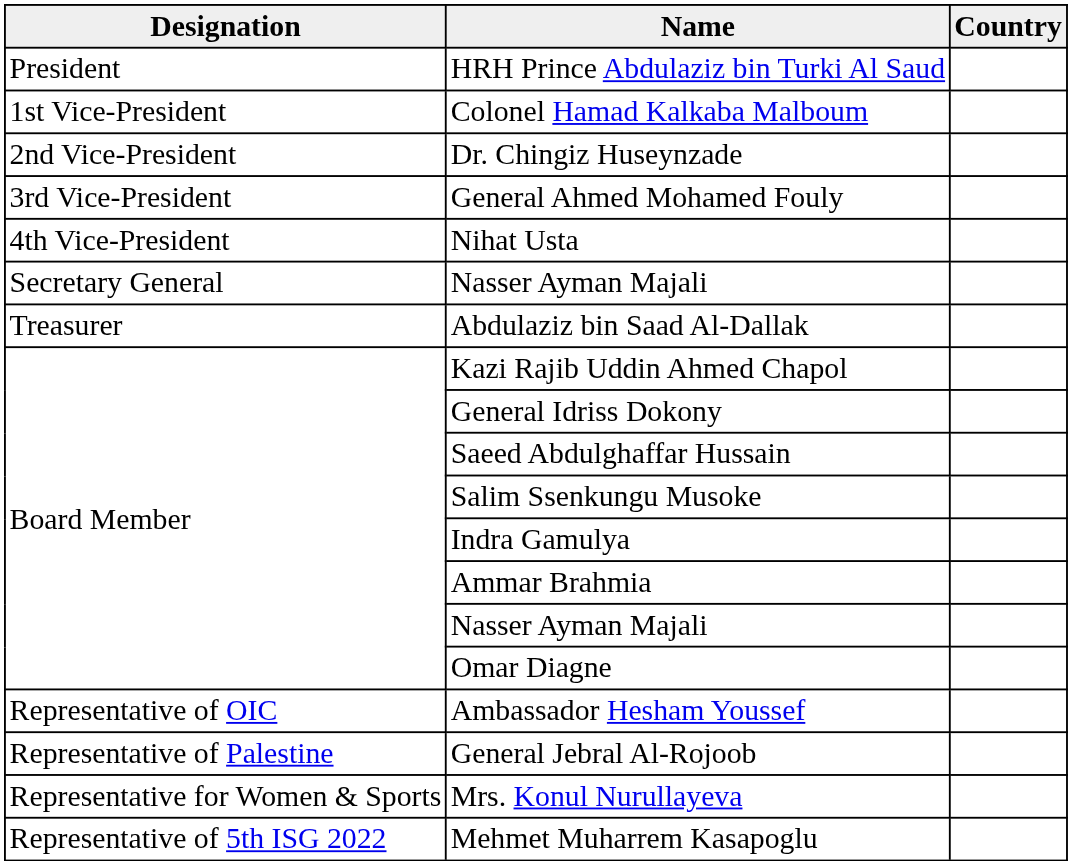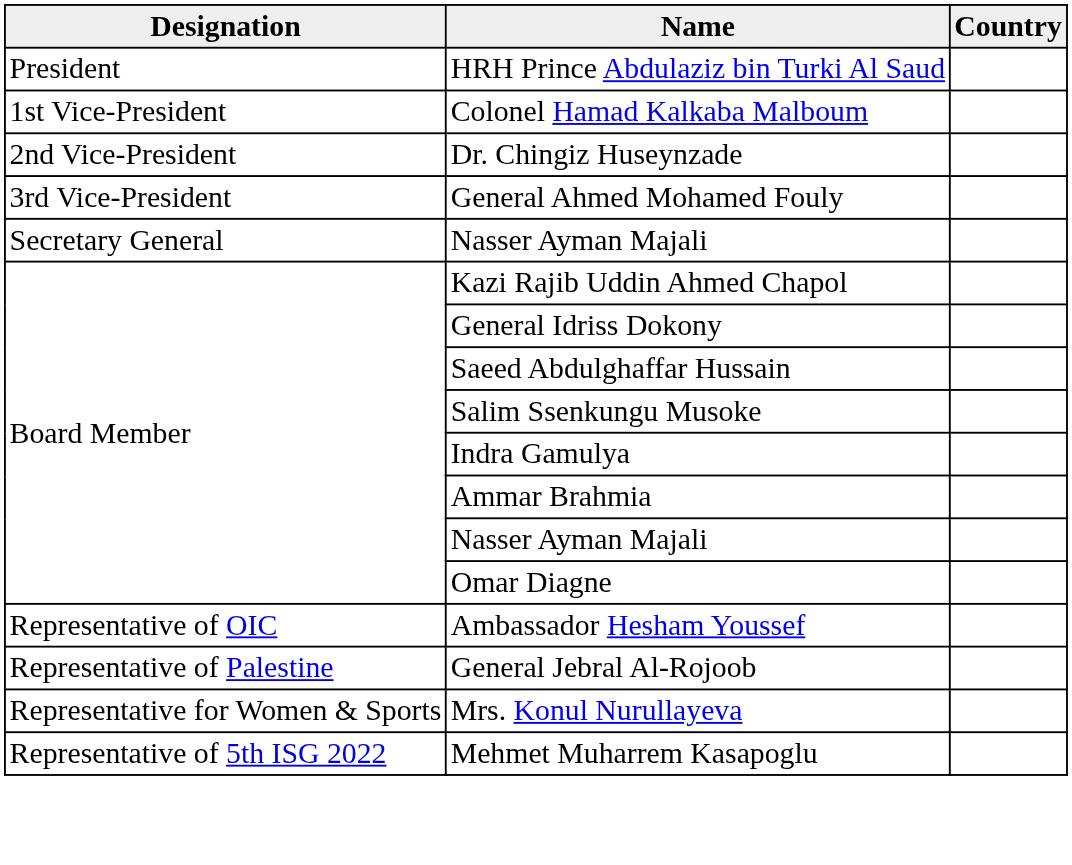- row: (120, 239)
- row: (66, 325)
